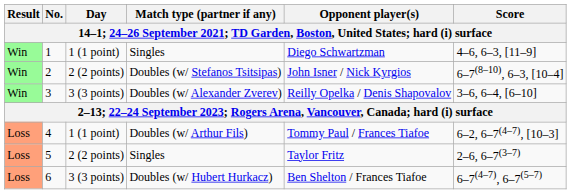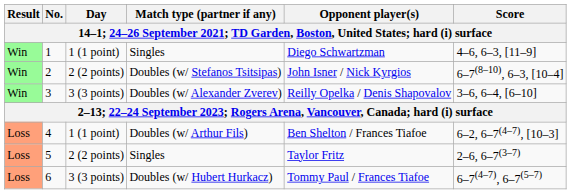(358, 133) Tommy Paul / Frances Tiafoe -> (357, 133) Ben Shelton / Frances Tiafoe
(357, 177) Ben Shelton / Frances Tiafoe -> (358, 177) Tommy Paul / Frances Tiafoe
